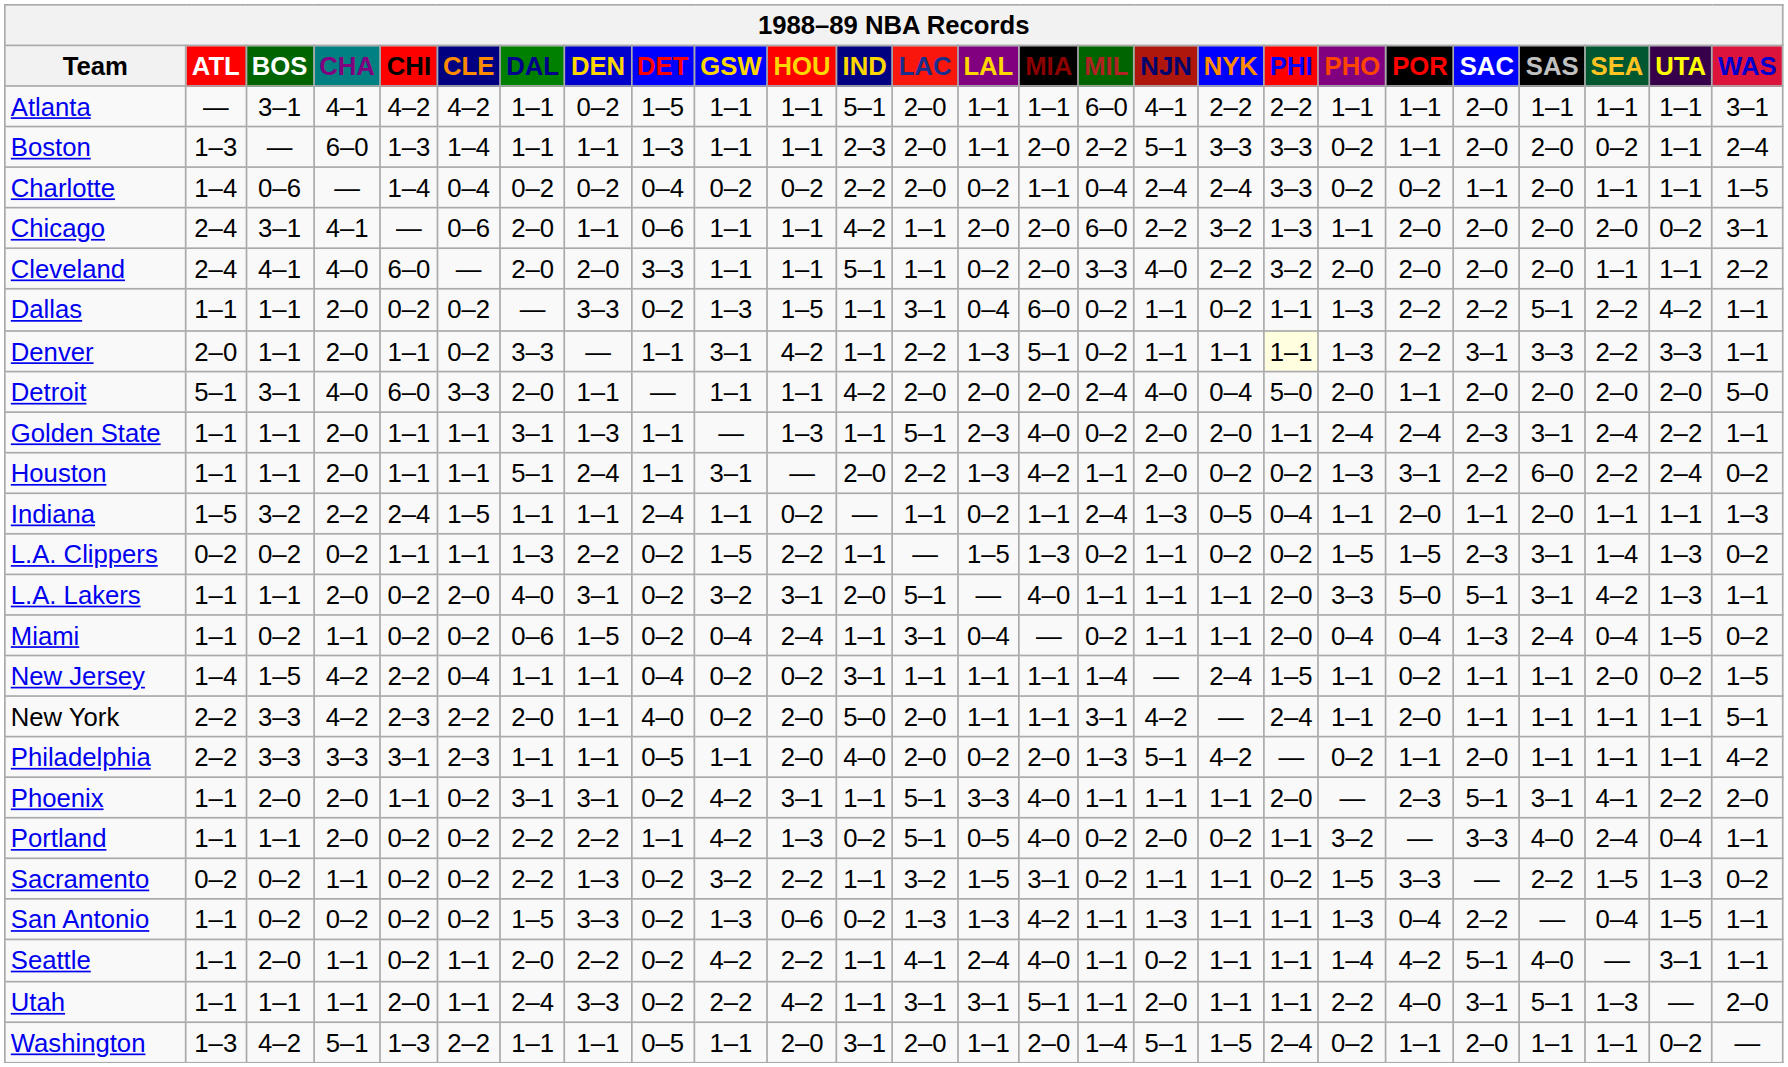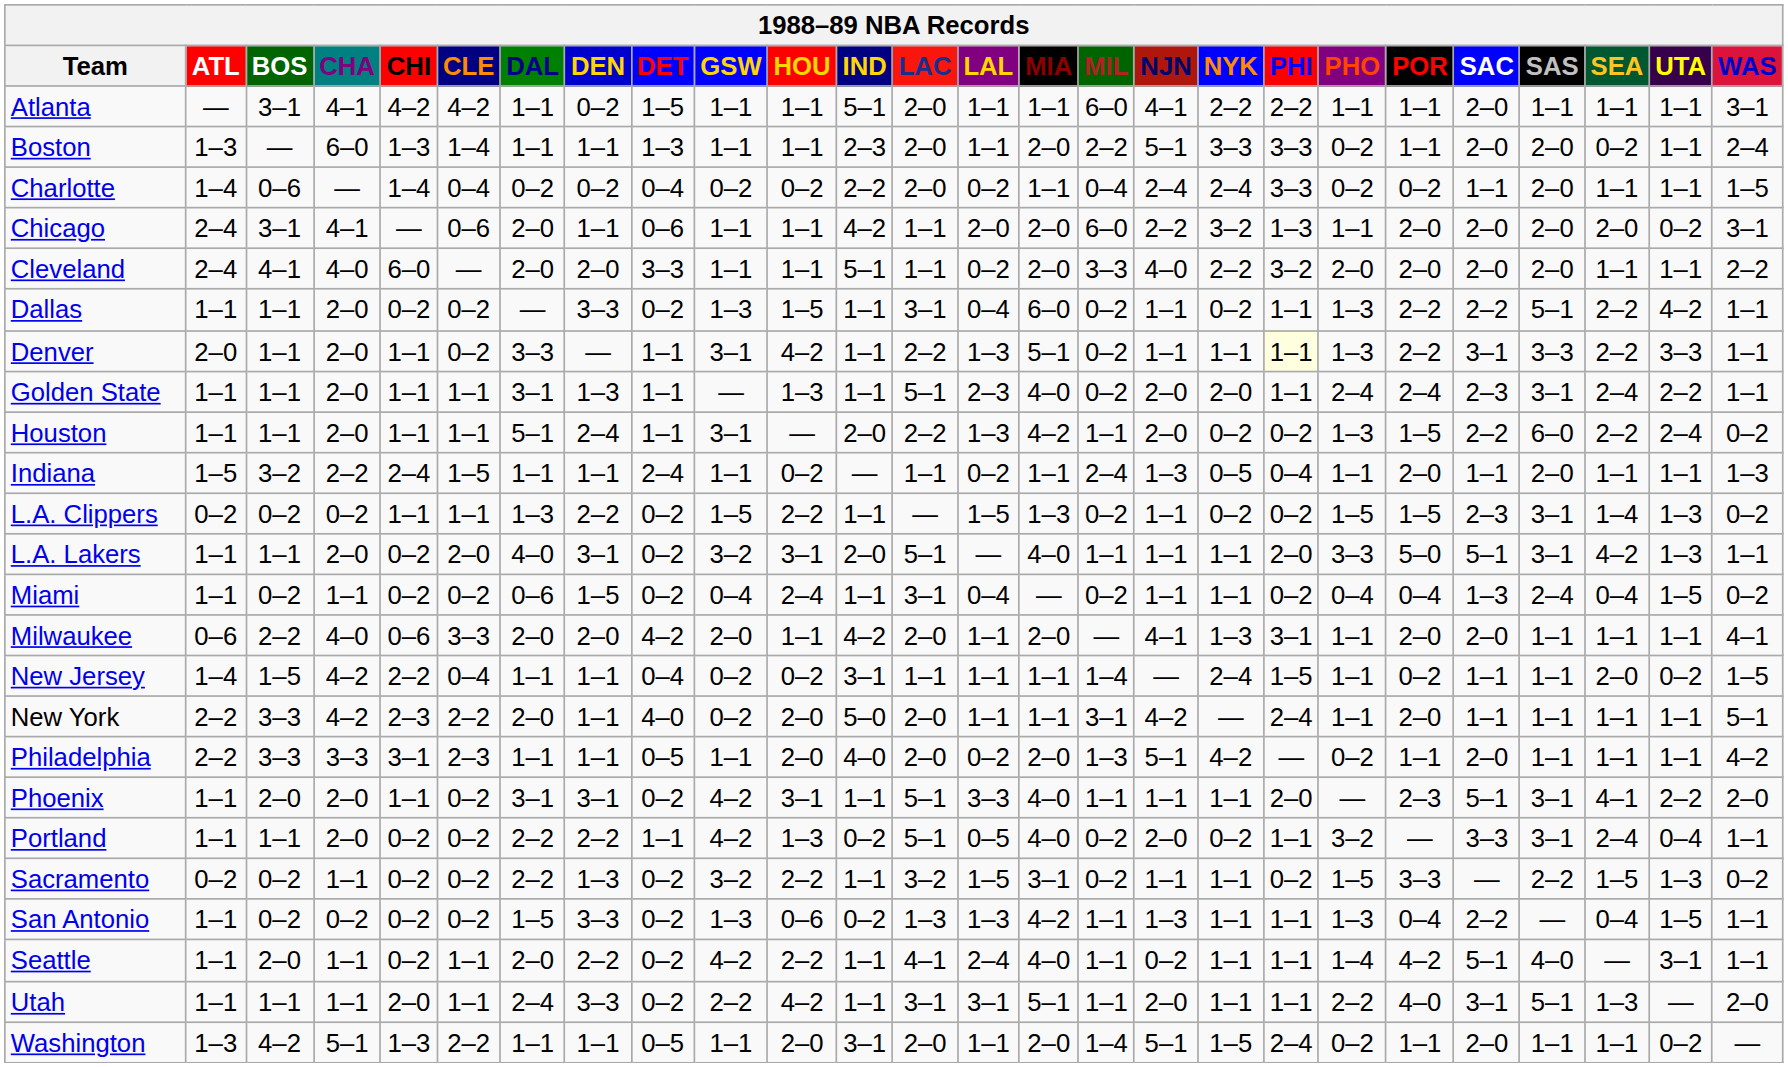- row: (49, 391)
(1420, 473) 3–1 -> (1420, 432) 1–5
(1291, 635) 2–0 -> (1291, 595) 0–2
+ row: (71, 635)
(1552, 839) 4–0 -> (1552, 839) 3–1
